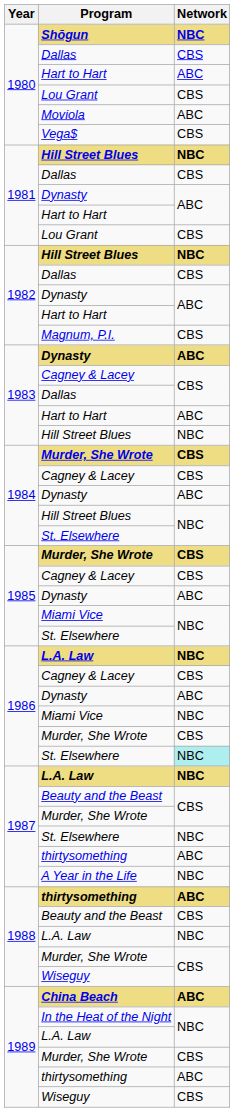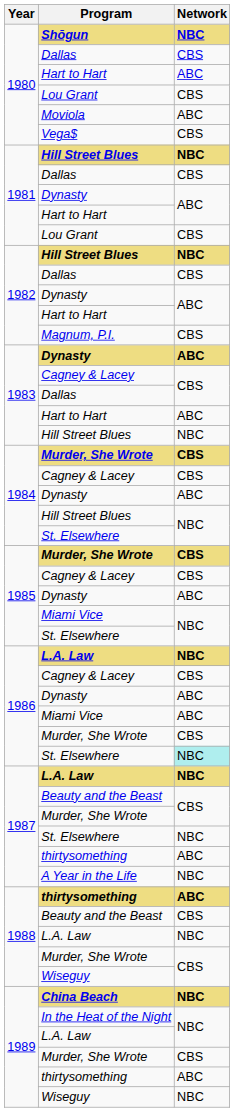(190, 716) NBC -> (190, 716) ABC
(191, 996) ABC -> (191, 996) NBC
(190, 1097) CBS -> (190, 1097) NBC
